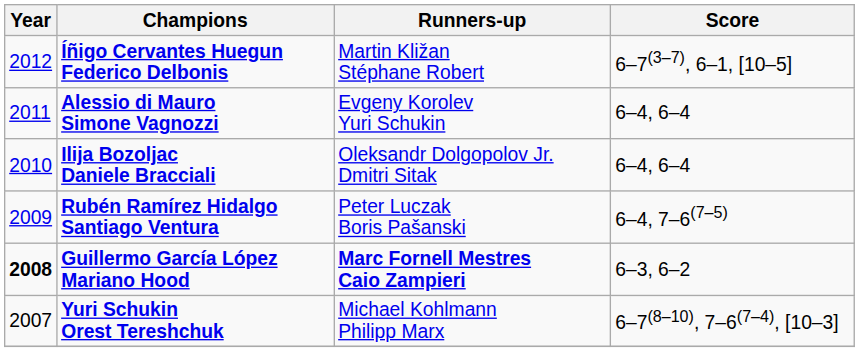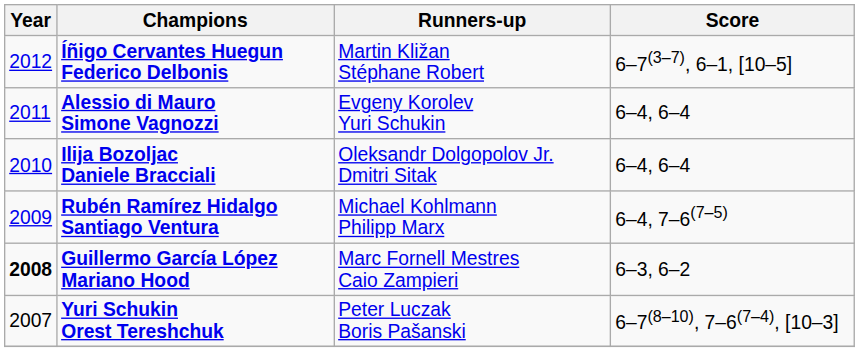(402, 217) Peter Luczak Boris Pašanski -> (418, 217) Michael Kohlmann Philipp Marx
(435, 269) bold -> (429, 269) normal
(418, 321) Michael Kohlmann Philipp Marx -> (402, 321) Peter Luczak Boris Pašanski
